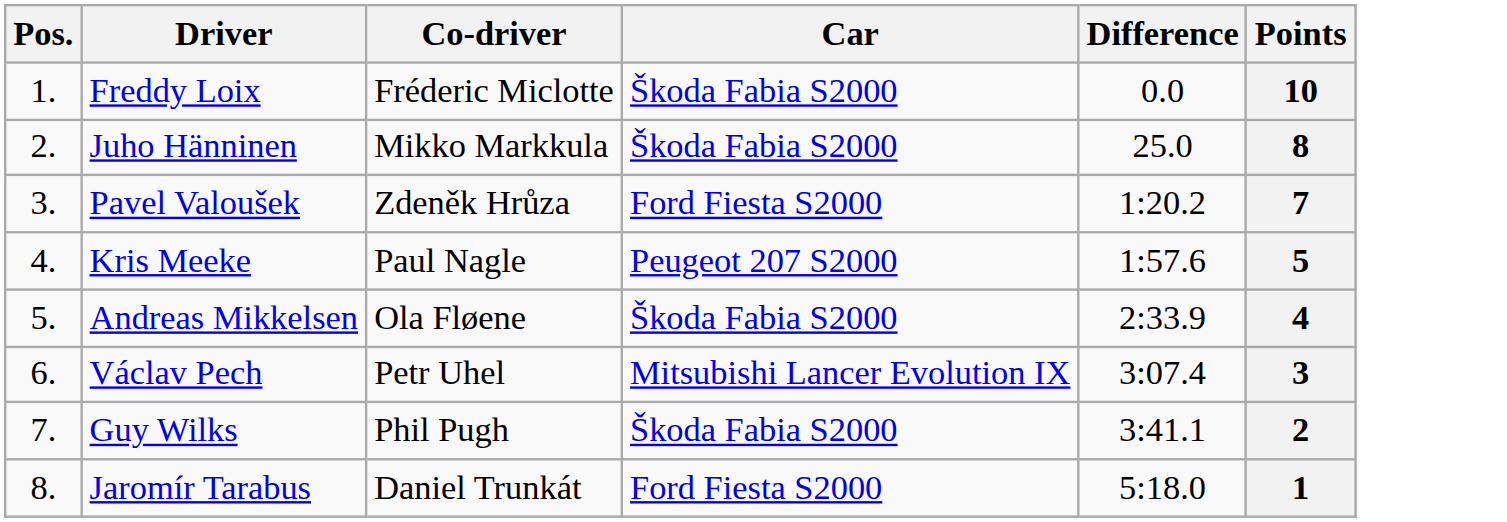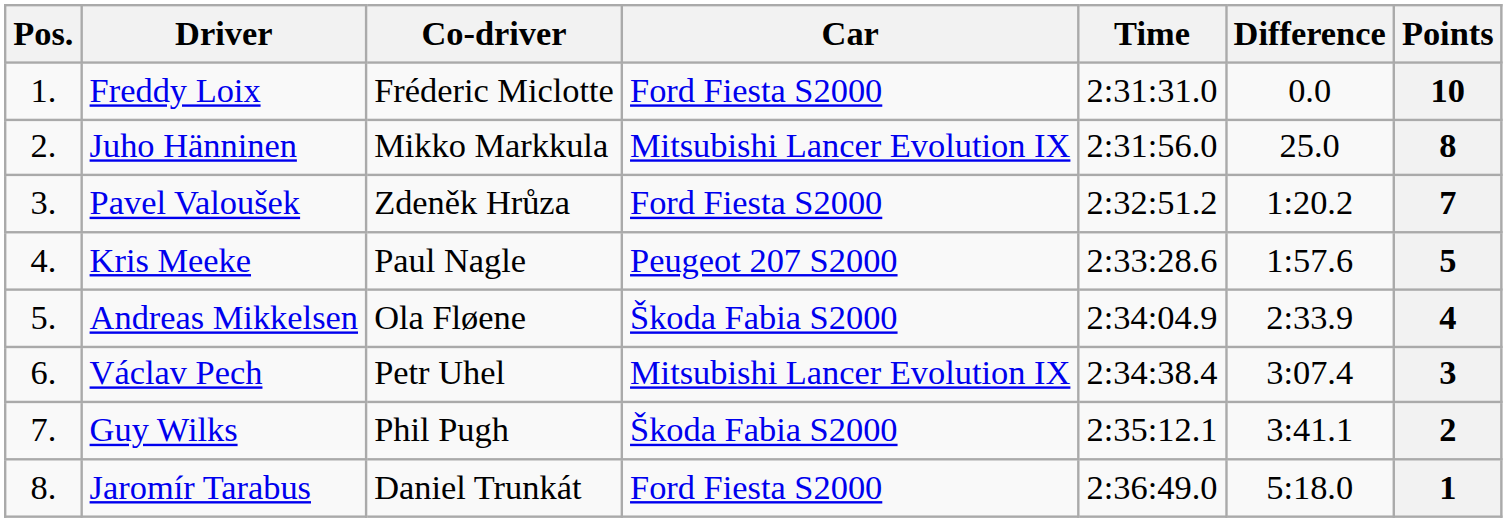+ column: (1152, 33)
(764, 90) Škoda Fabia S2000 -> (756, 90) Ford Fiesta S2000
(764, 146) Škoda Fabia S2000 -> (850, 146) Mitsubishi Lancer Evolution IX
